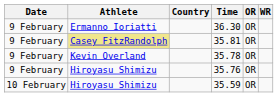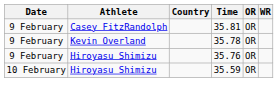- row: (227, 26)
(119, 41) khaki background -> (119, 26) no background
